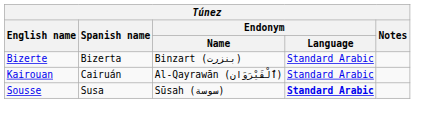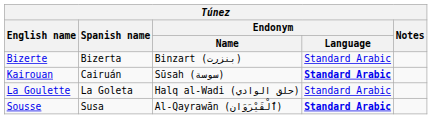(219, 75) Al-Qayrawān (ٱلْقَيْرَوَان) -> (190, 75) Sūsah (سوسة)
(330, 75) normal -> (348, 75) bold
+ row: (39, 91)
(190, 91) Sūsah (سوسة) -> (219, 106) Al-Qayrawān (ٱلْقَيْرَوَان)
